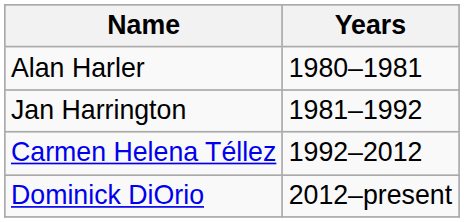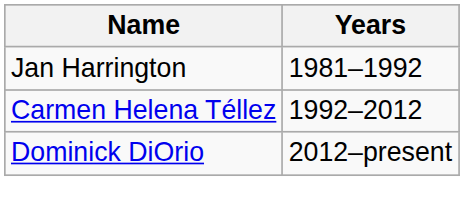- row: (78, 68)
